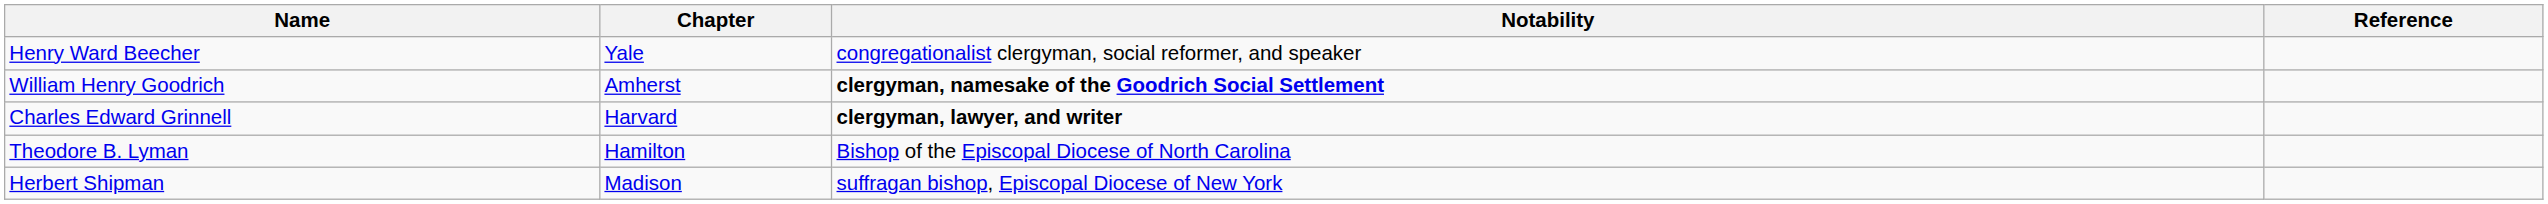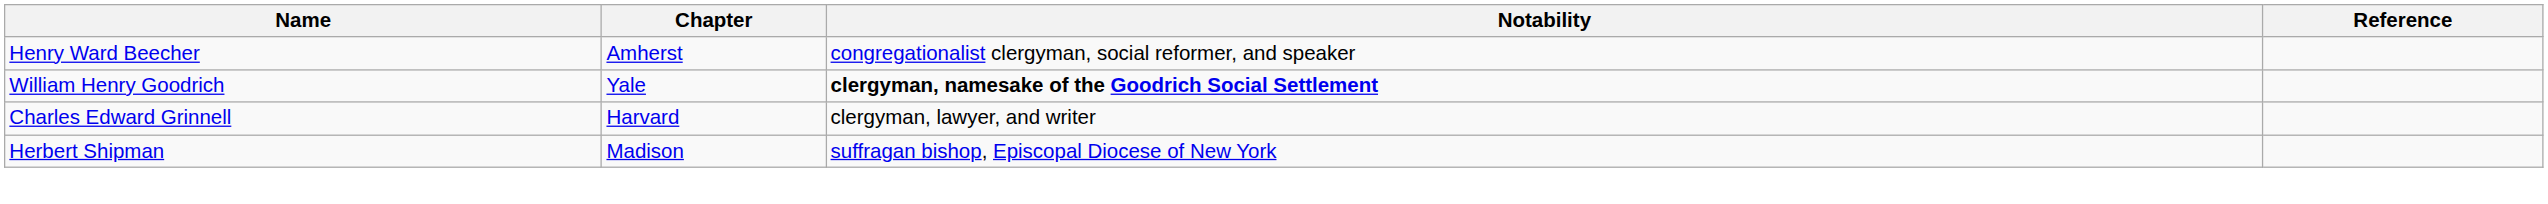(624, 53) Yale -> (645, 53) Amherst
(643, 85) Amherst -> (626, 85) Yale
(979, 118) bold -> (963, 118) normal
- row: (99, 150)
